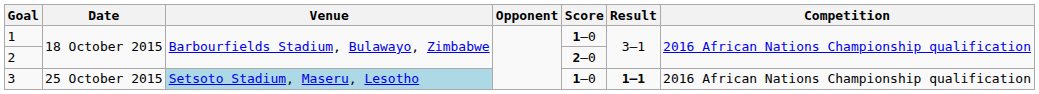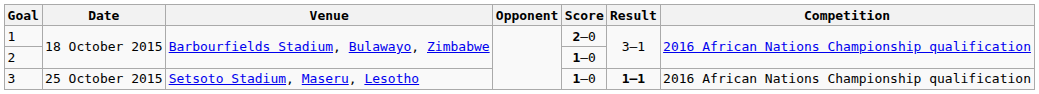(584, 36) 1–0 -> (584, 36) 2–0
(584, 57) 2–0 -> (584, 57) 1–0
(294, 79) lightblue background -> (294, 79) no background
